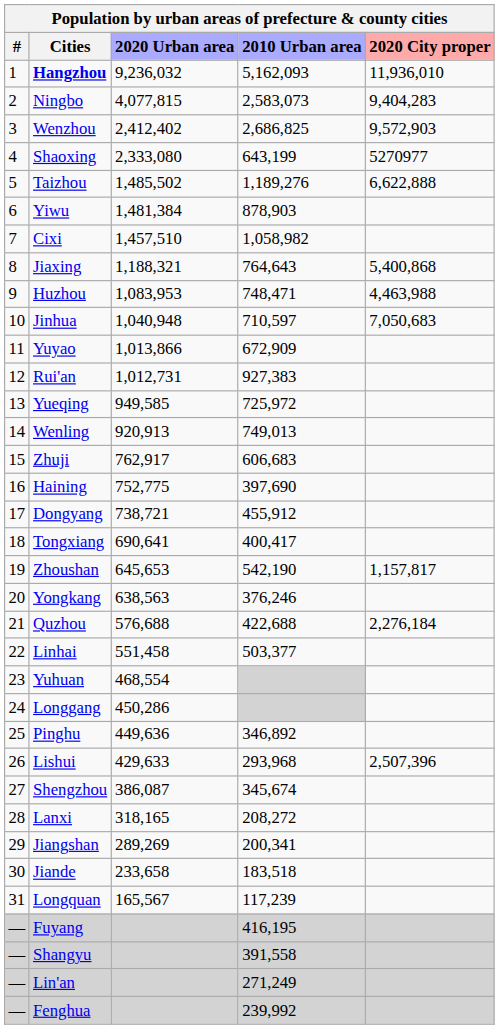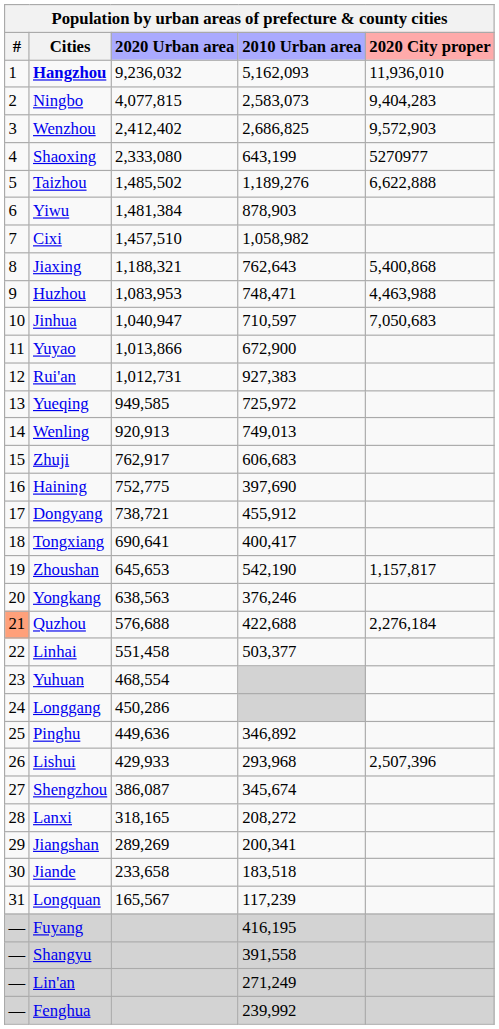(269, 266) 764,643 -> (269, 266) 762,643
(148, 321) 1,040,948 -> (148, 321) 1,040,947
(269, 349) 672,909 -> (269, 349) 672,900
(17, 624) no background -> (17, 624) lightsalmon background
(142, 762) 429,633 -> (142, 762) 429,933
